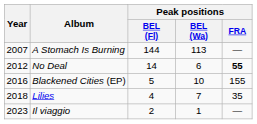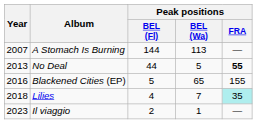(17, 65) 2012 -> (17, 65) 2013
(152, 65) 14 -> (152, 65) 44
(199, 65) 6 -> (199, 65) 5
(199, 81) 10 -> (199, 81) 65
(237, 96) no background -> (237, 96) paleturquoise background
